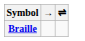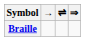+ column: (74, 12)
